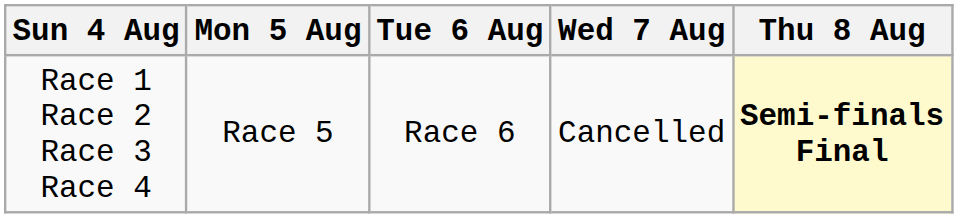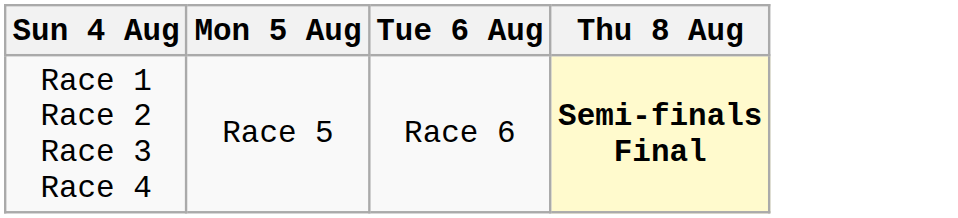- column: (642, 30)
